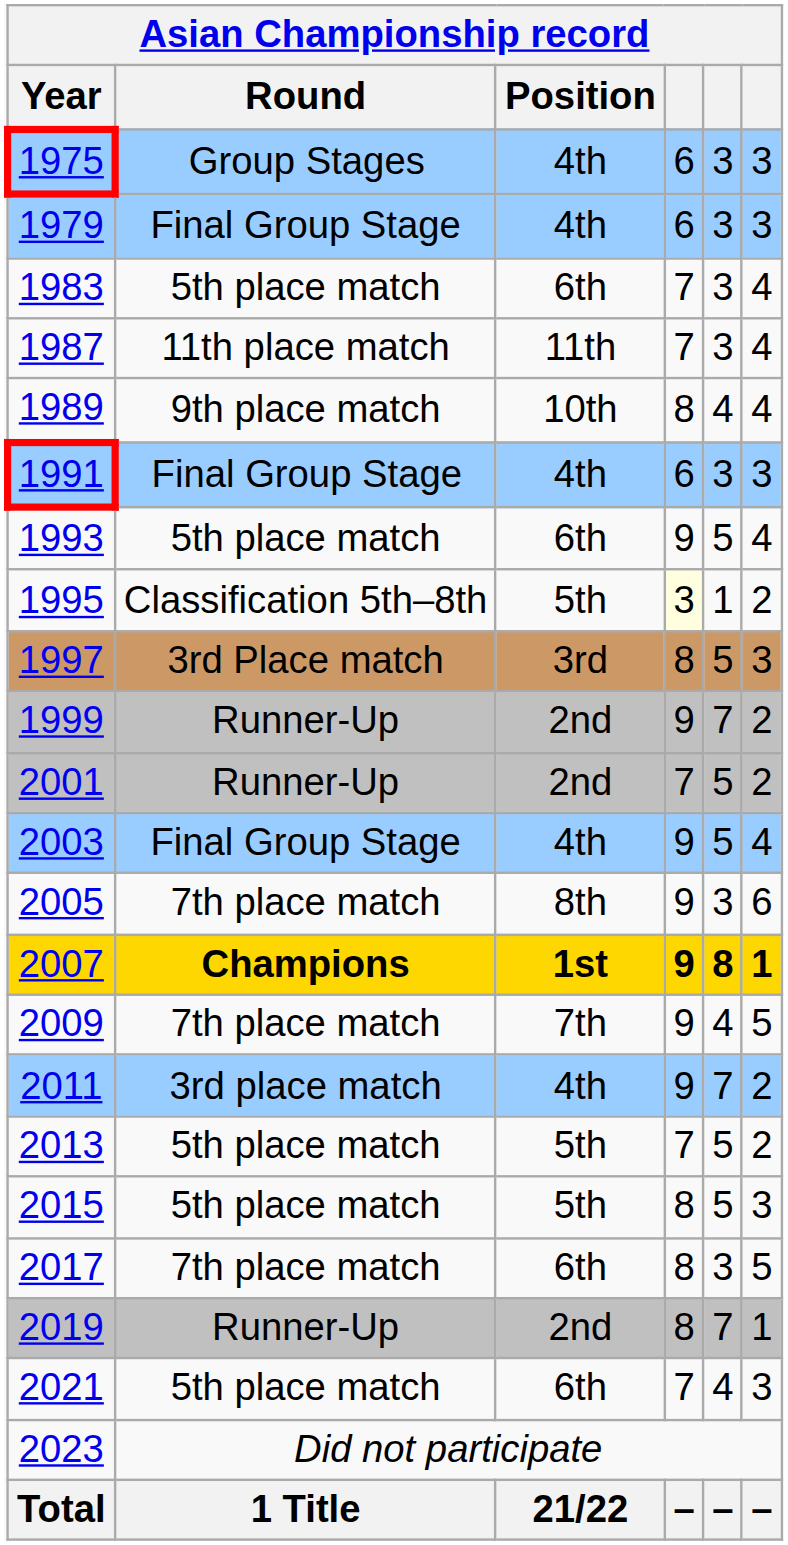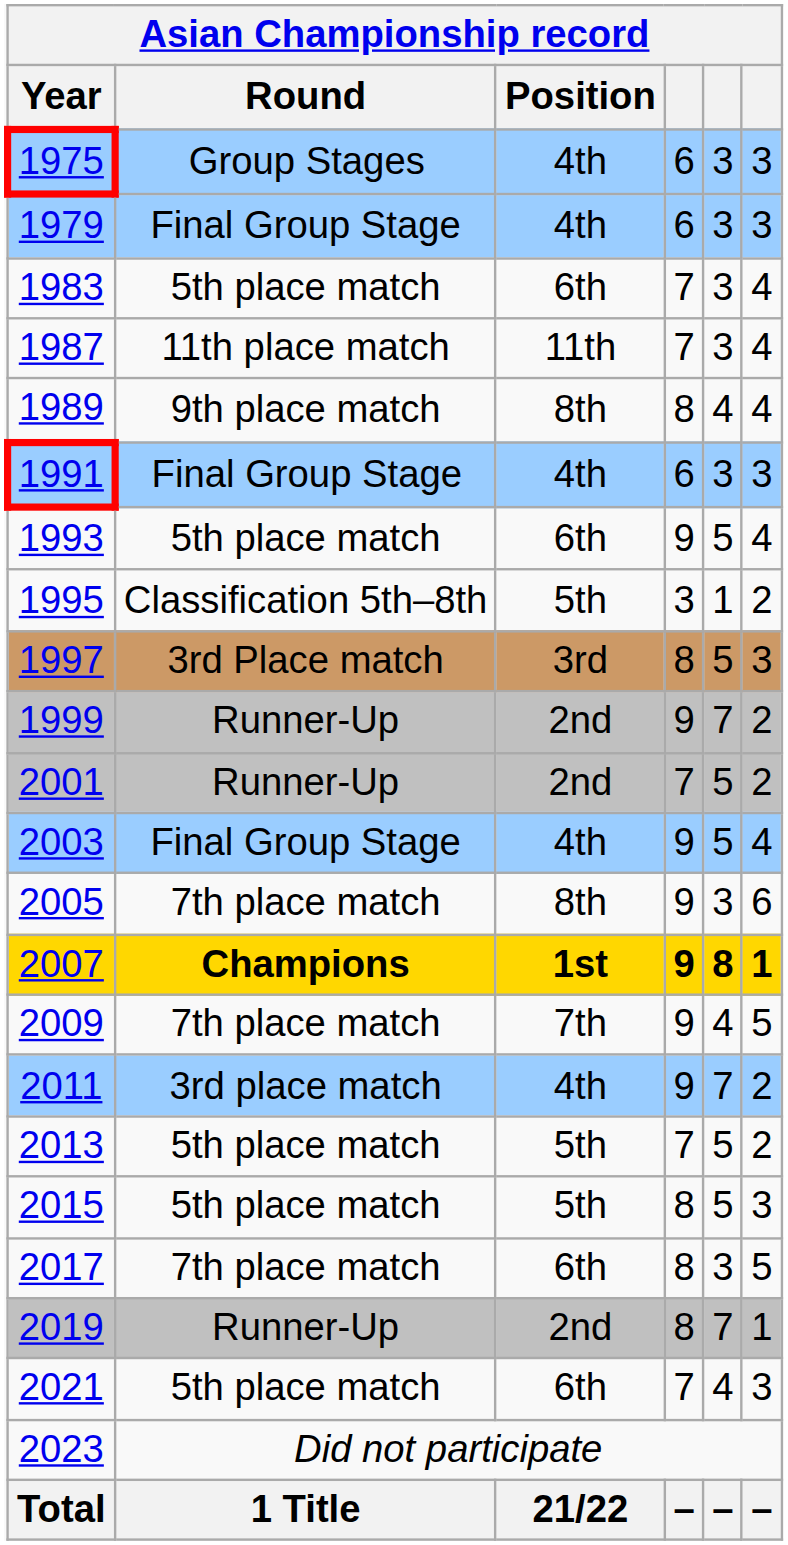(580, 409) 10th -> (580, 409) 8th
(684, 599) lightyellow background -> (684, 599) no background
